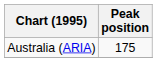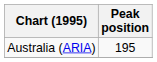(125, 47) 175 -> (125, 47) 195
